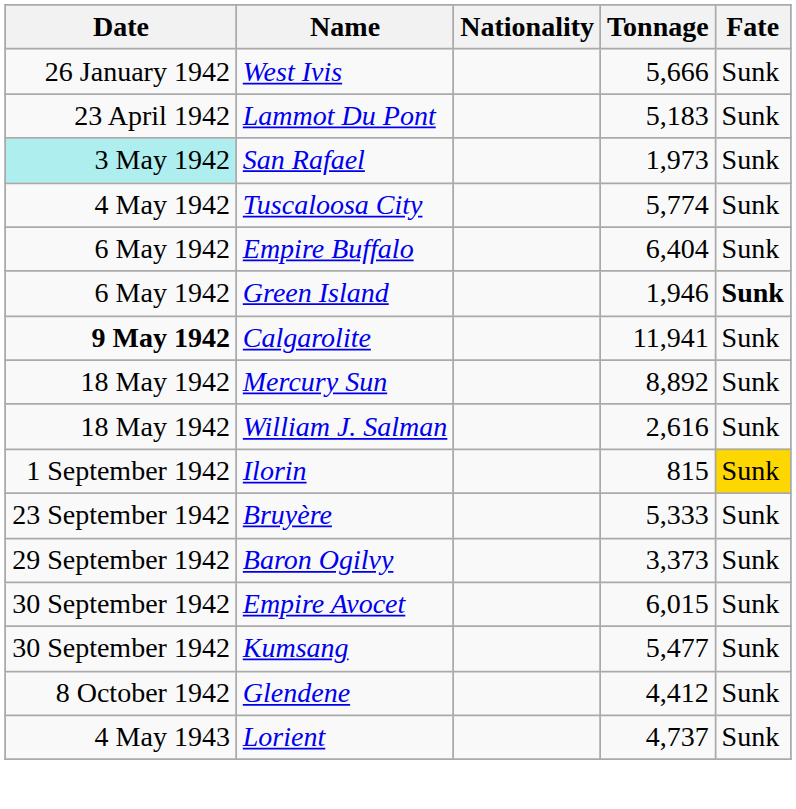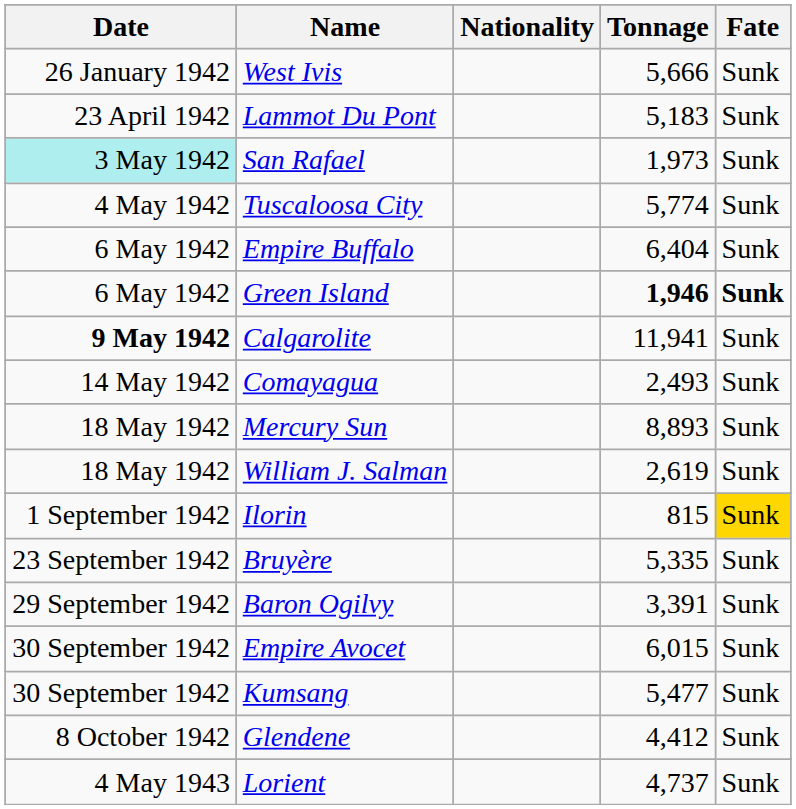(677, 293) normal -> (677, 293) bold
+ row: (310, 381)
(677, 381) 8,892 -> (677, 426) 8,893
(677, 426) 2,616 -> (677, 470) 2,619
(677, 515) 5,333 -> (677, 559) 5,335
(677, 559) 3,373 -> (677, 603) 3,391
